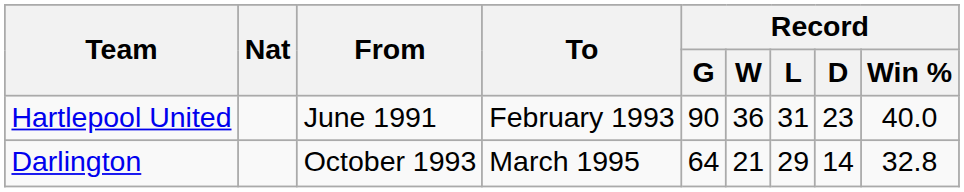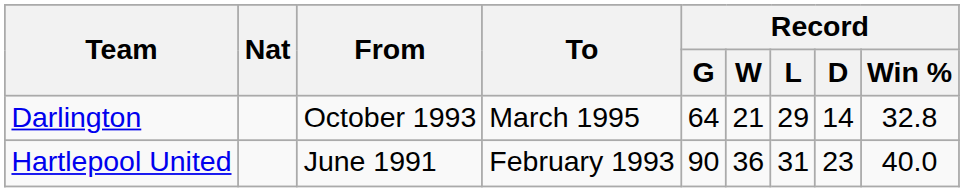rows swapped: (121, 117) <-> (76, 162)
